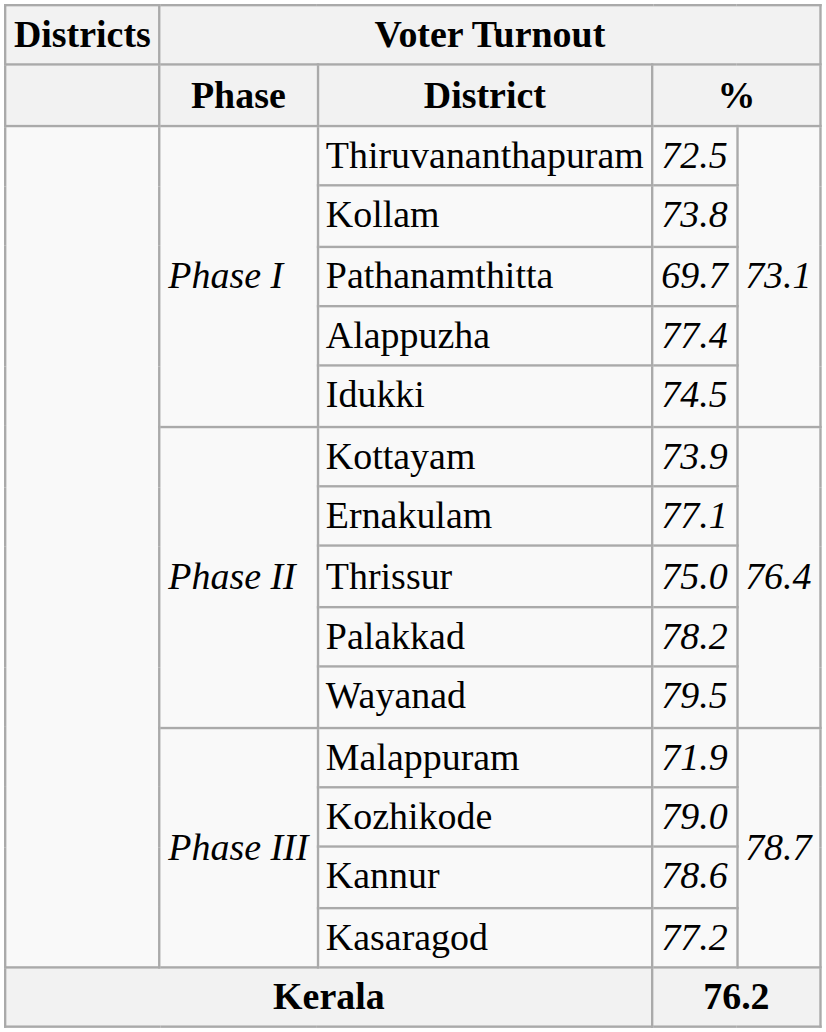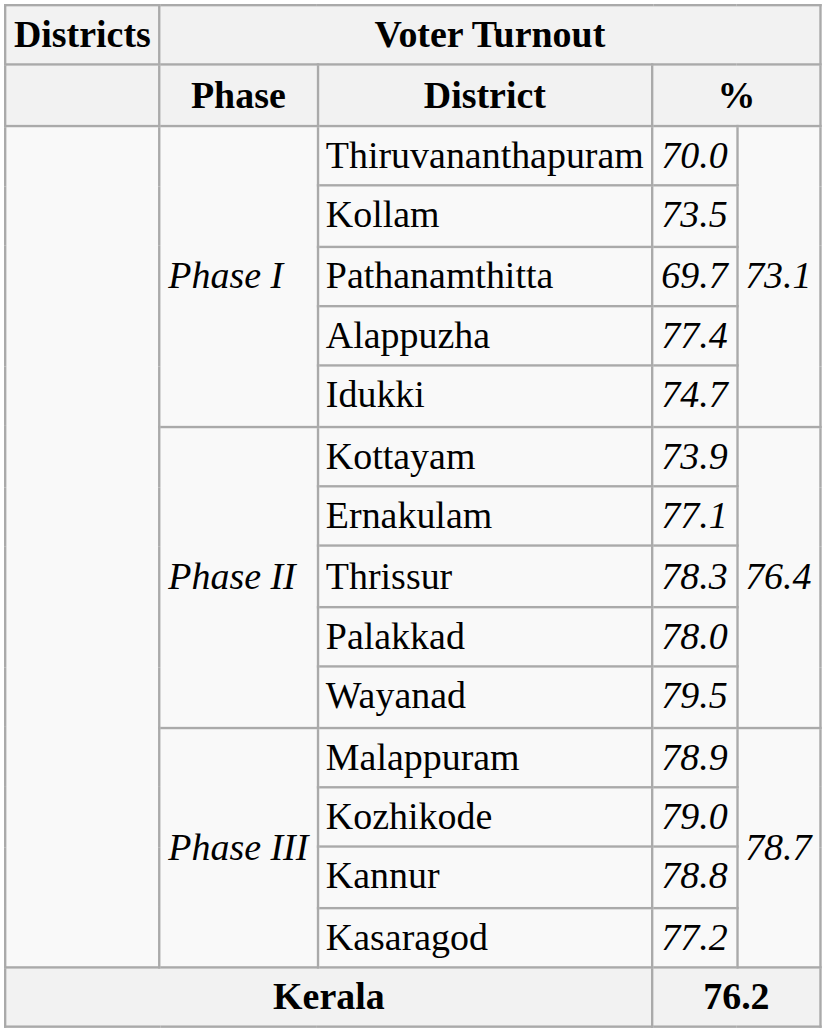(694, 154) 72.5 -> (694, 154) 70.0
(694, 214) 73.8 -> (694, 214) 73.5
(694, 395) 74.5 -> (694, 395) 74.7
(694, 575) 75.0 -> (694, 575) 78.3
(694, 635) 78.2 -> (694, 635) 78.0
(694, 756) 71.9 -> (694, 756) 78.9
(694, 876) 78.6 -> (694, 876) 78.8
